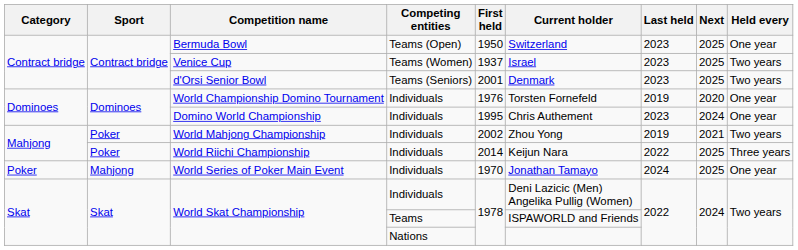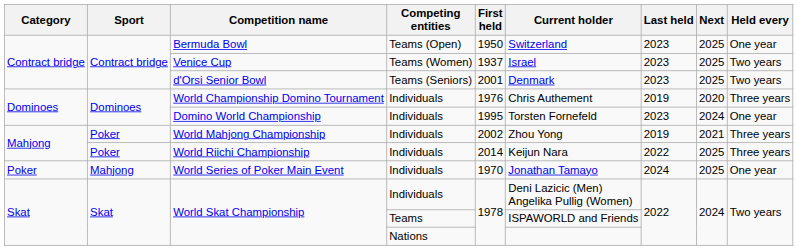(553, 98) Torsten Fornefeld -> (550, 98) Chris Authement
(753, 98) One year -> (760, 98) Three years
(550, 116) Chris Authement -> (553, 116) Torsten Fornefeld
(756, 134) Two years -> (760, 134) Three years
